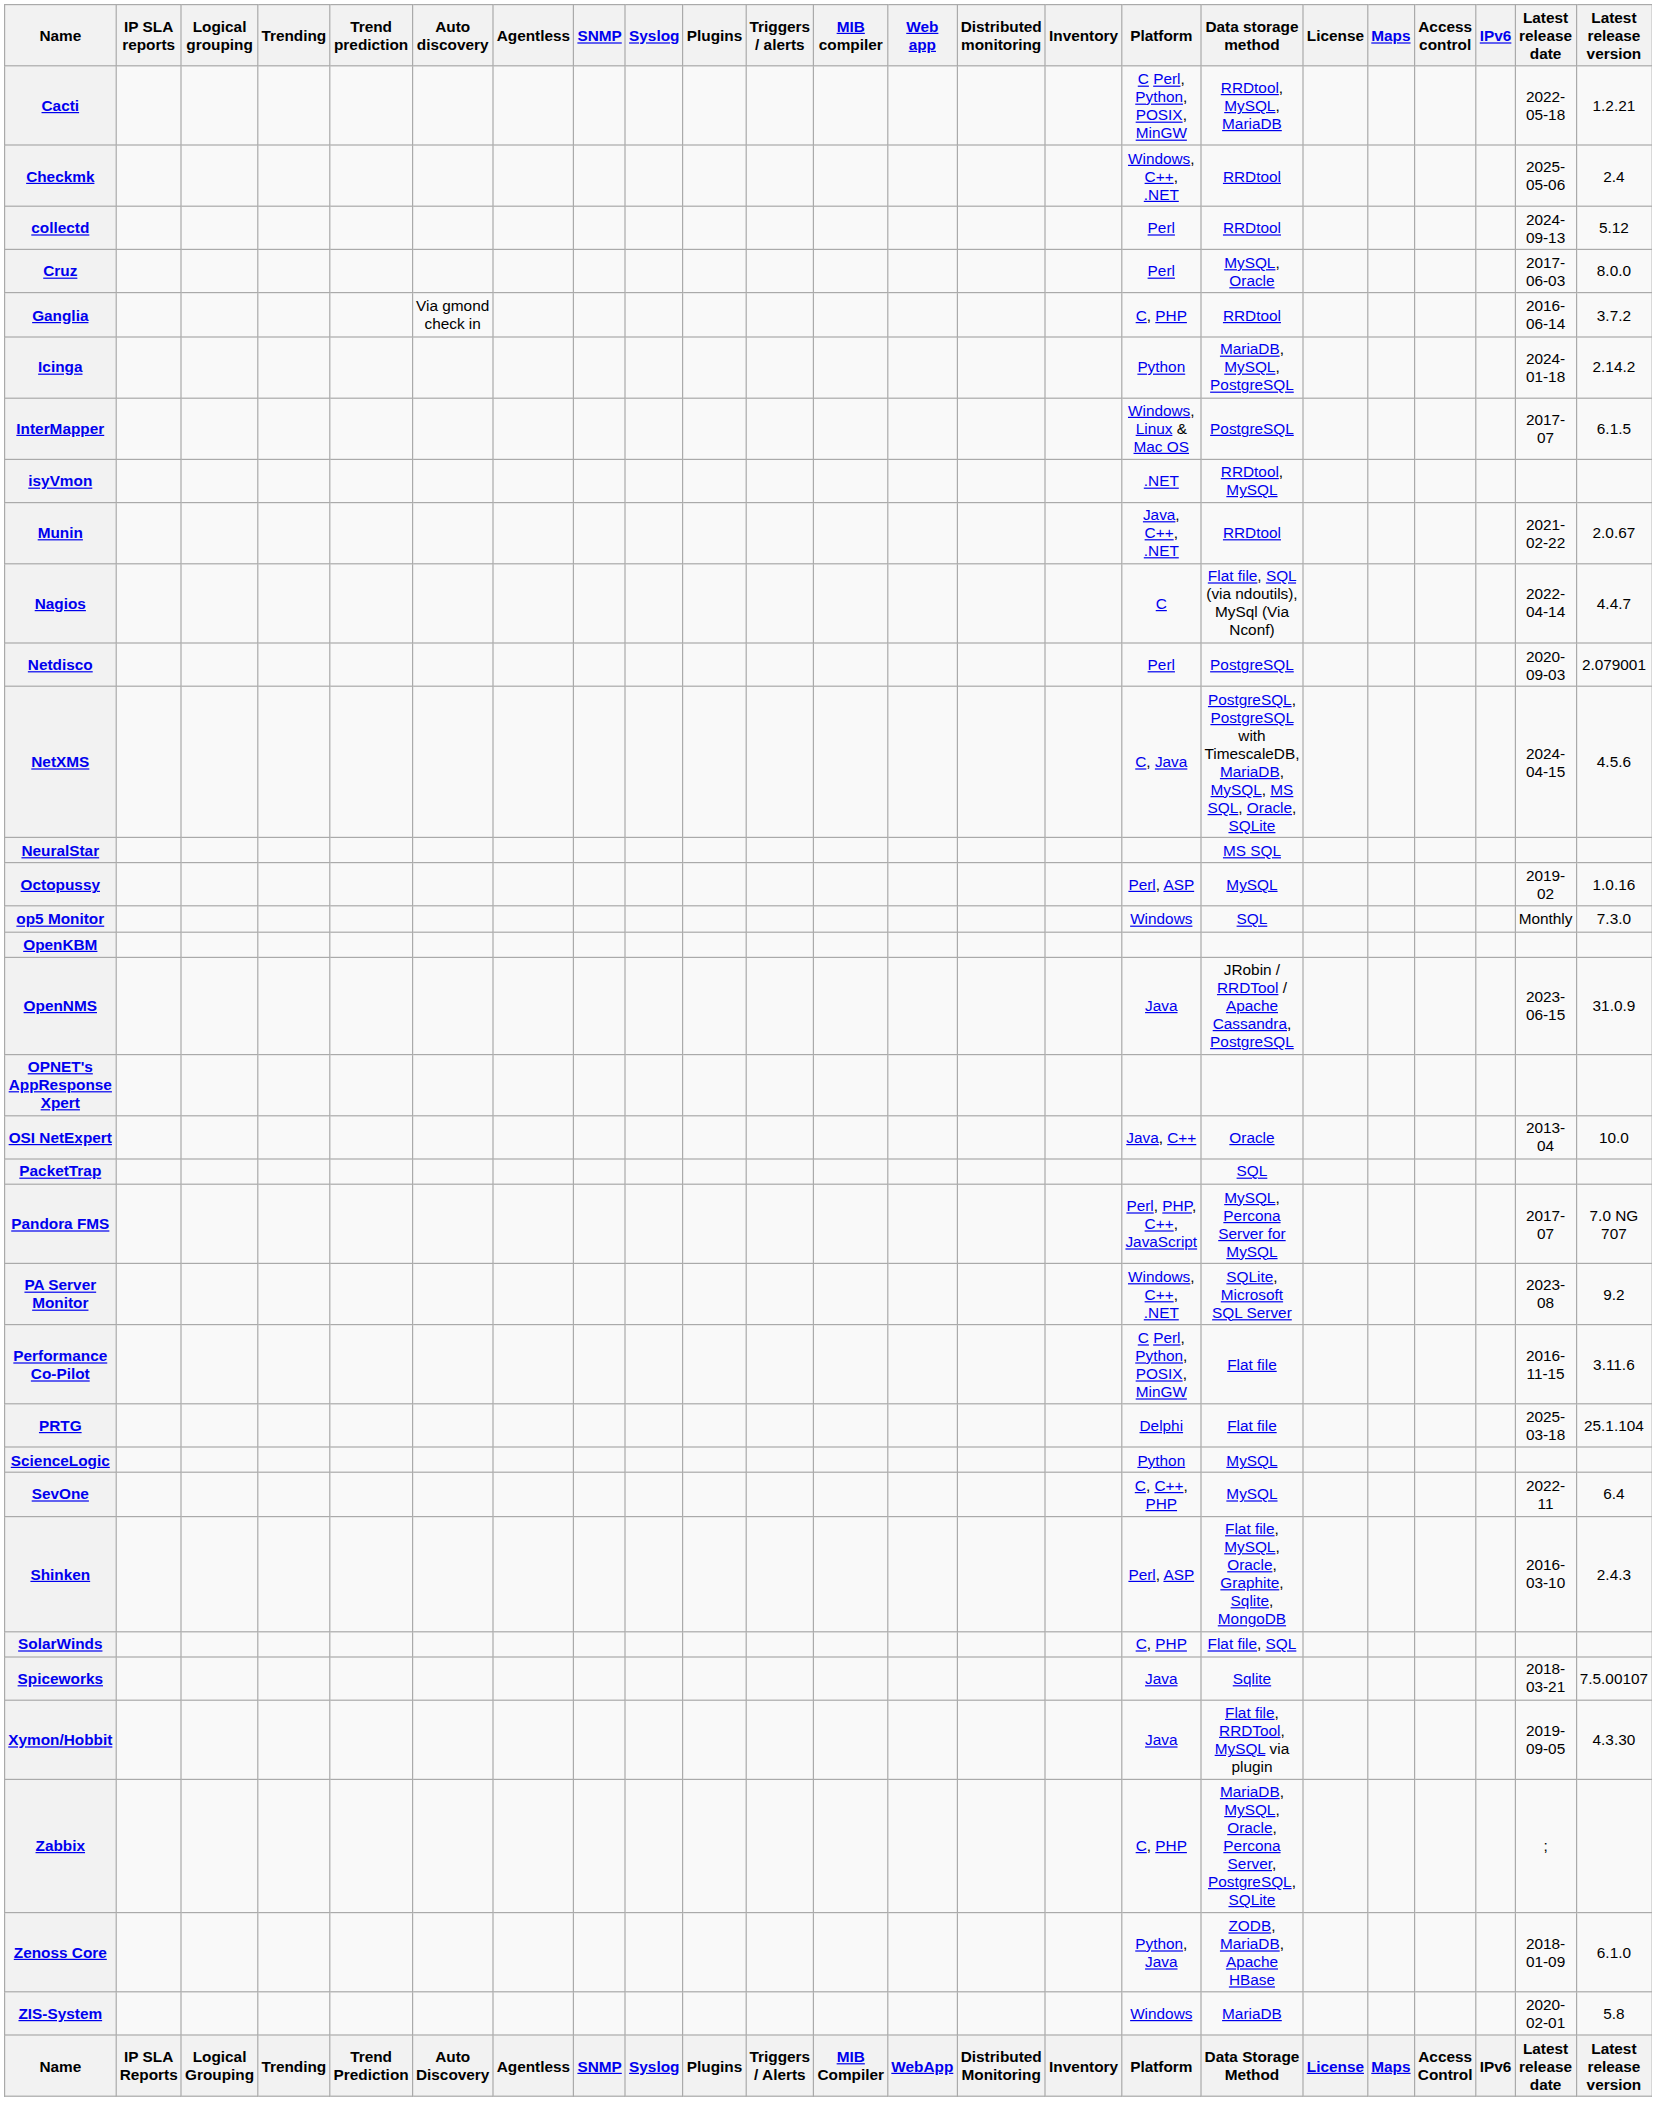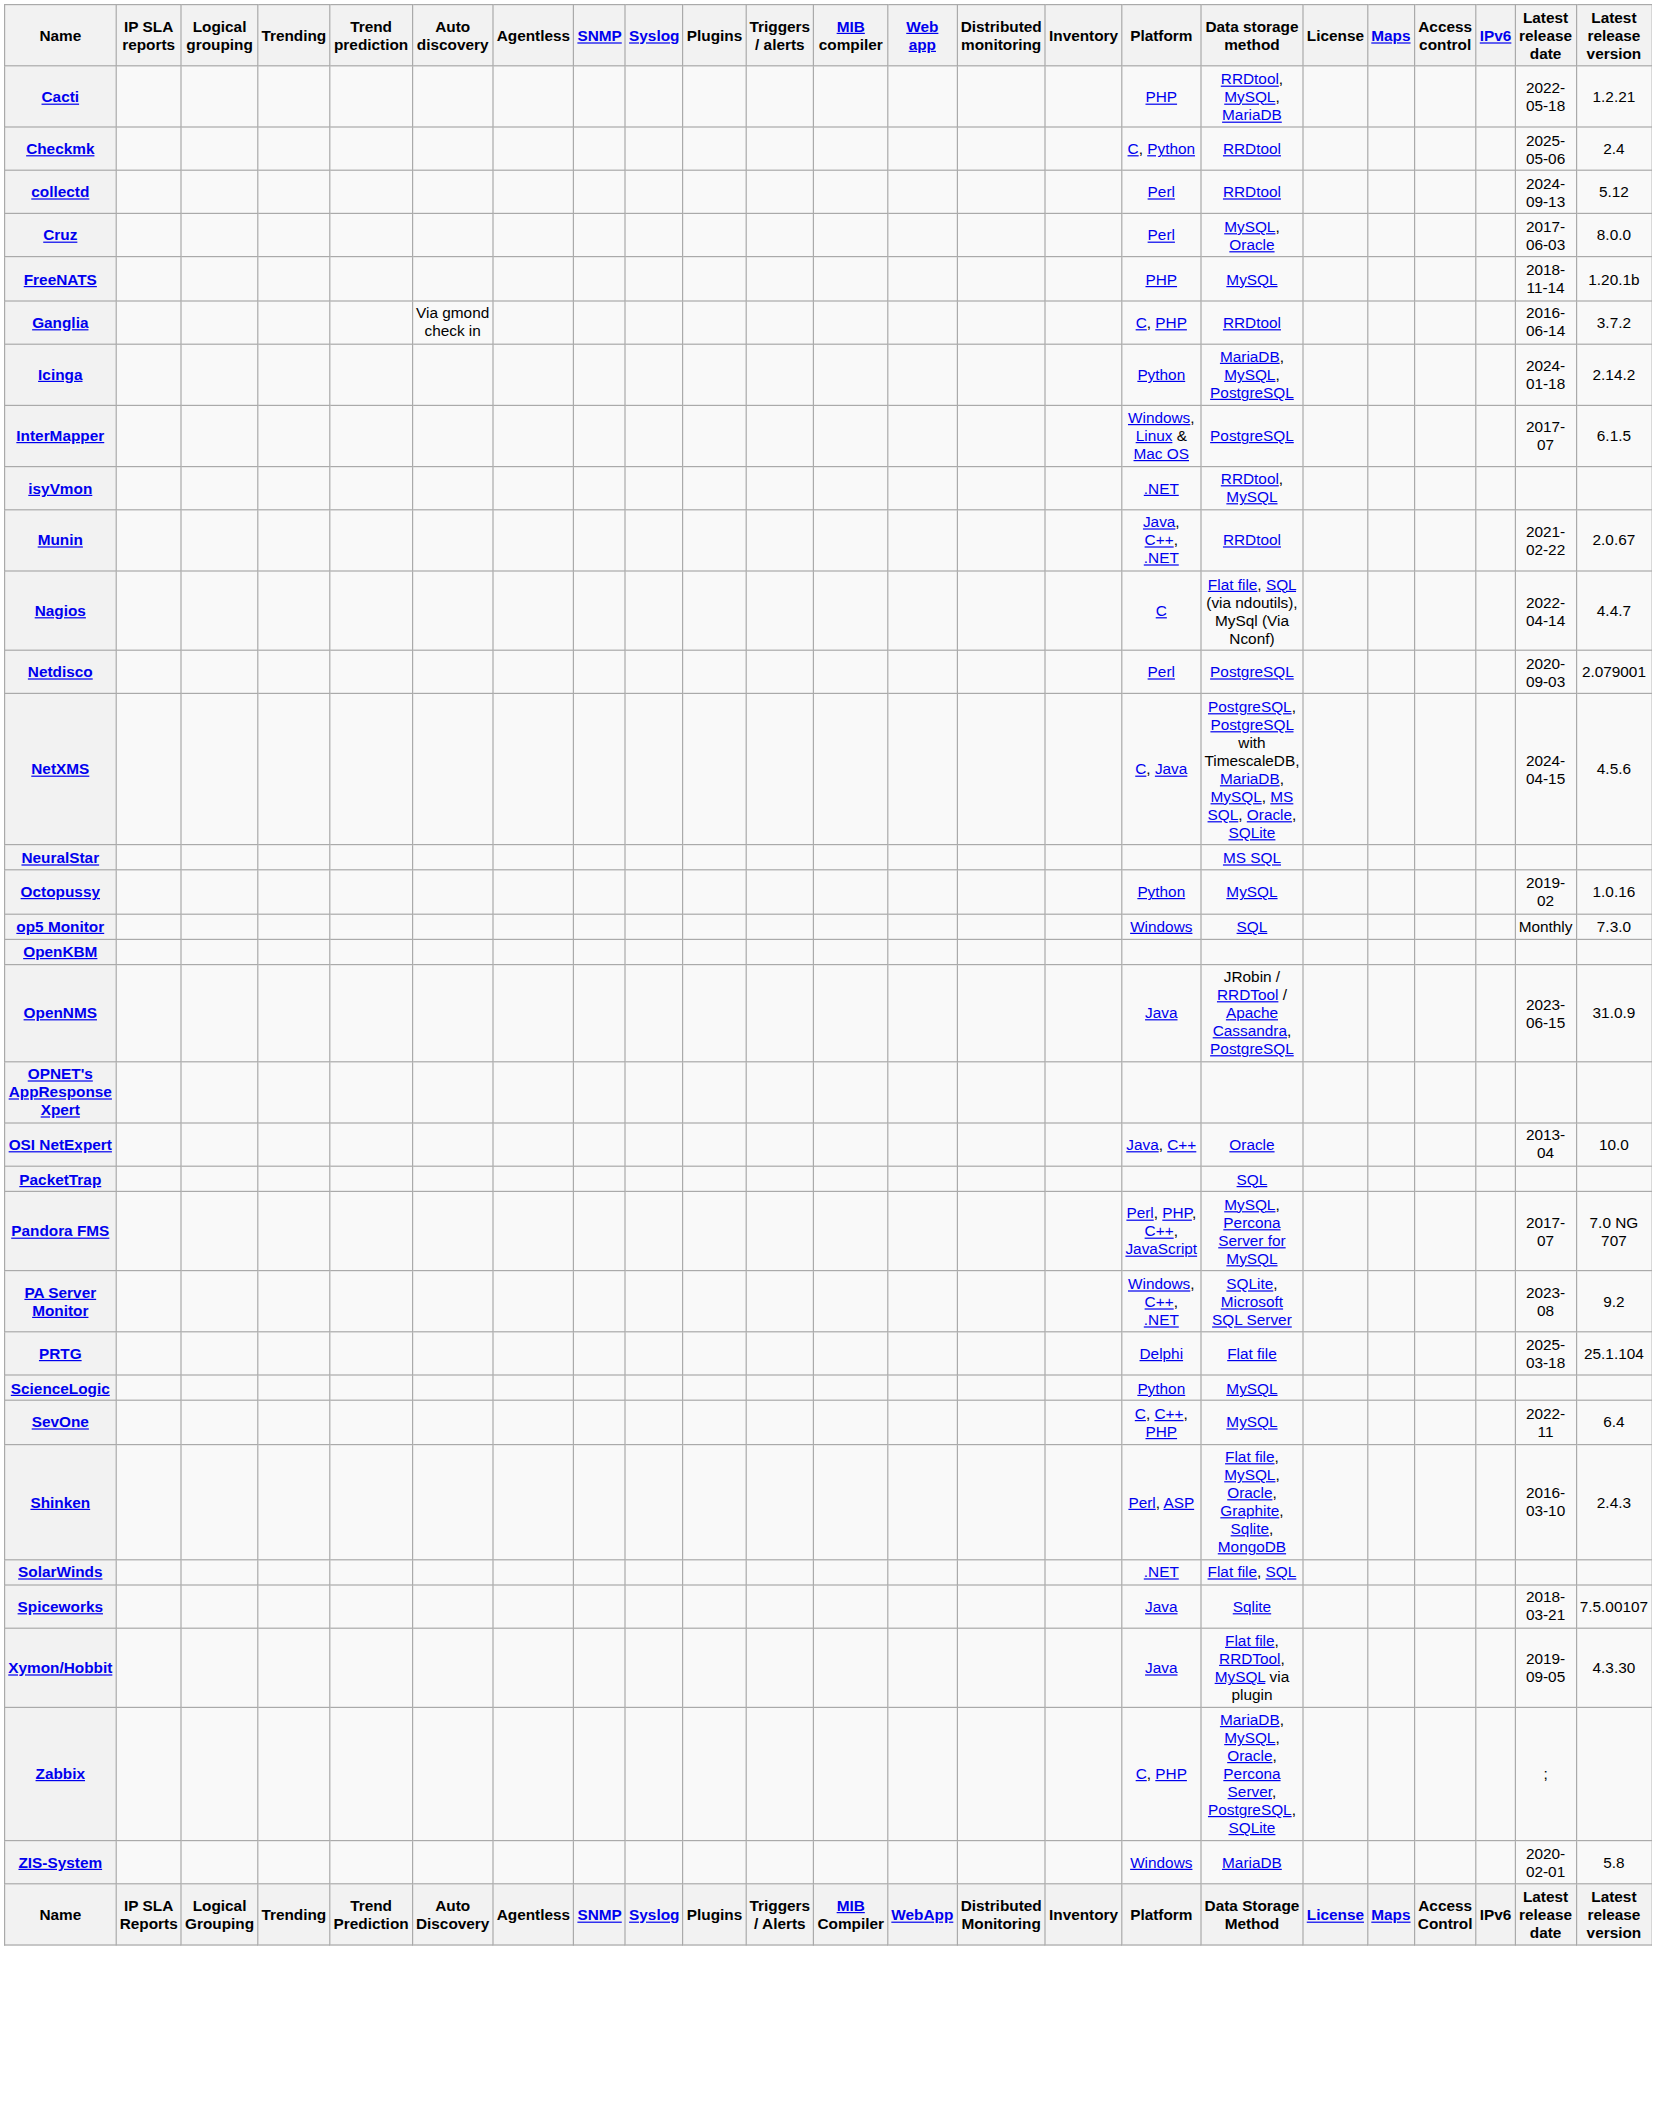(1161, 105) C Perl, Python, POSIX, MinGW -> (1161, 96) PHP
(1161, 176) Windows, C++, .NET -> (1161, 149) C, Python
+ row: (60, 279)
(1161, 884) Perl, ASP -> (1161, 892) Python
- row: (60, 1364)
(1161, 1644) C, PHP -> (1161, 1572) .NET
- row: (60, 1952)
